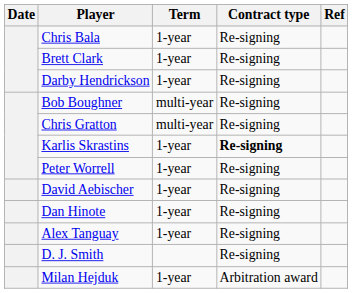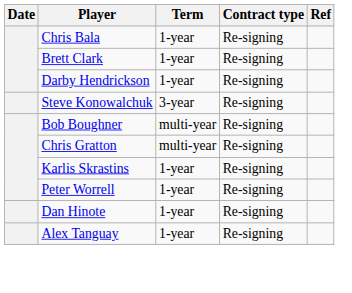+ row: (97, 102)
(251, 146) bold -> (253, 168) normal
- row: (87, 189)
- row: (72, 255)
- row: (80, 277)
